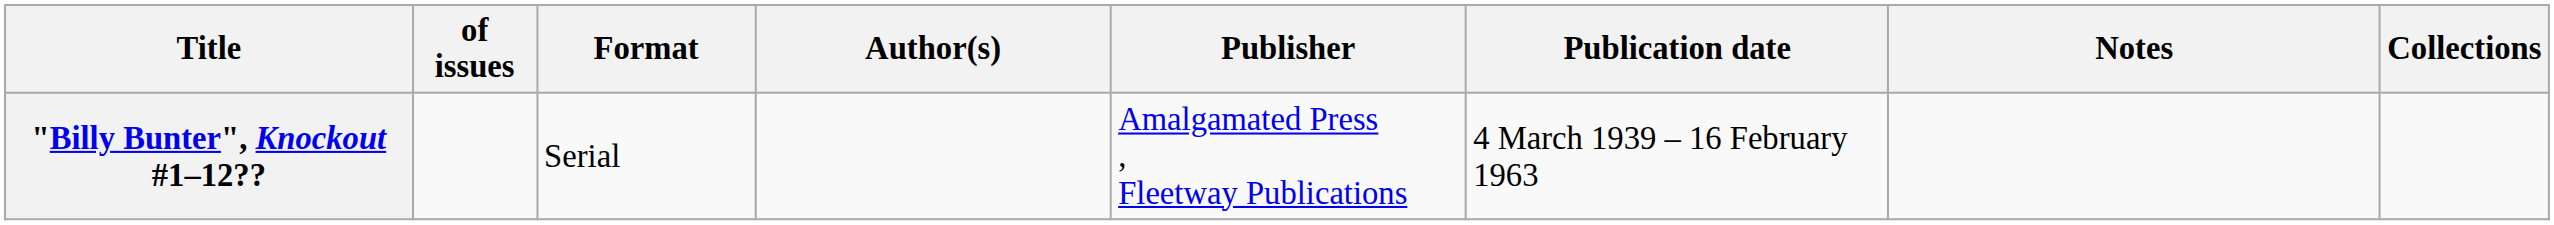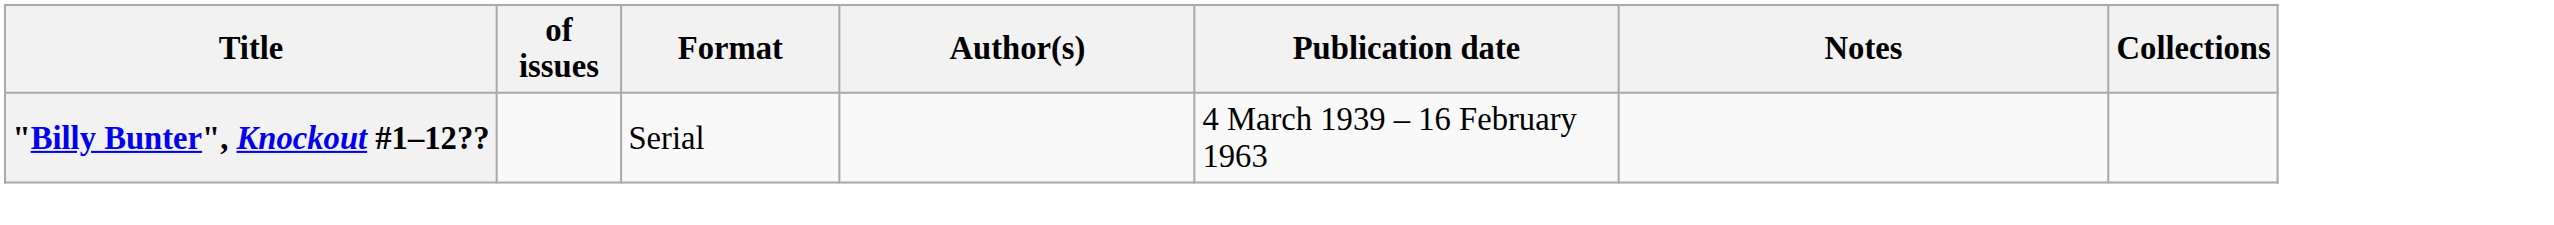- column: (1288, 48)
